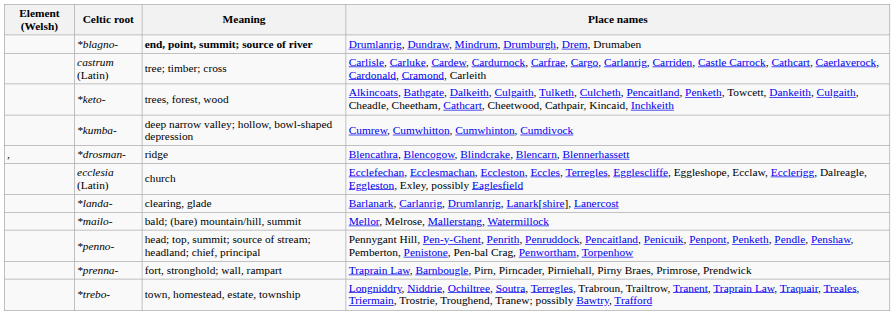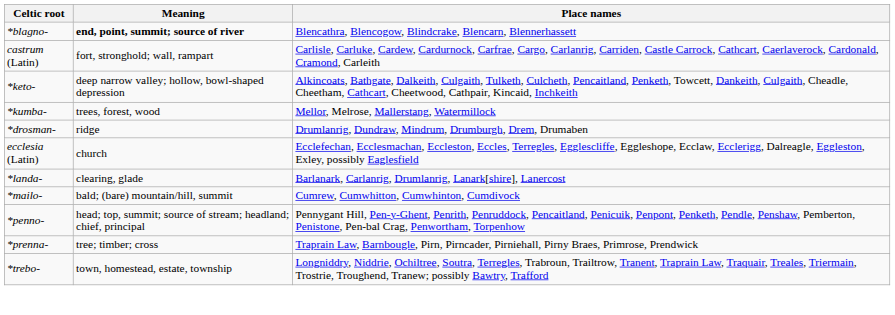- column: (39, 19)
(495, 44) Drumlanrig, Dundraw, Mindrum, Drumburgh, Drem, Drumaben -> (436, 31) Blencathra, Blencogow, Blindcrake, Blencarn, Blennerhassett
(186, 68) tree; timber; cross -> (145, 55) fort, stronghold; wall, rampart
(187, 99) trees, forest, wood -> (170, 86) deep narrow valley; hollow, bowl-shaped depression
(238, 130) deep narrow valley; hollow, bowl-shaped depression -> (118, 111) trees, forest, wood
(461, 130) Cumrew, Cumwhitton, Cumwhinton, Cumdivock -> (396, 111) Mellor, Melrose, Mallerstang, Watermillock
(489, 154) Blencathra, Blencogow, Blindcrake, Blencarn, Blennerhassett -> (442, 129) Drumlanrig, Dundraw, Mindrum, Drumburgh, Drem, Drumaben
(449, 221) Mellor, Melrose, Mallerstang, Watermillock -> (408, 195) Cumrew, Cumwhitton, Cumwhinton, Cumdivock
(213, 270) fort, stronghold; wall, rampart -> (117, 244) tree; timber; cross
